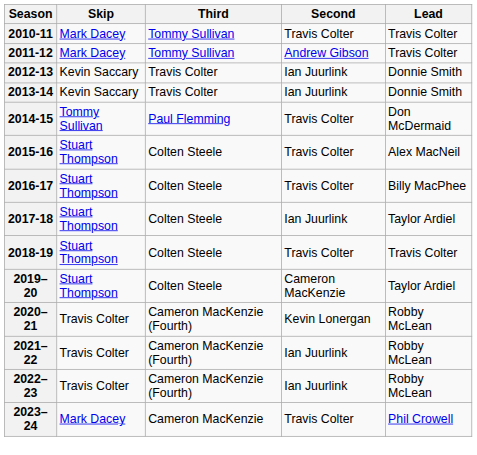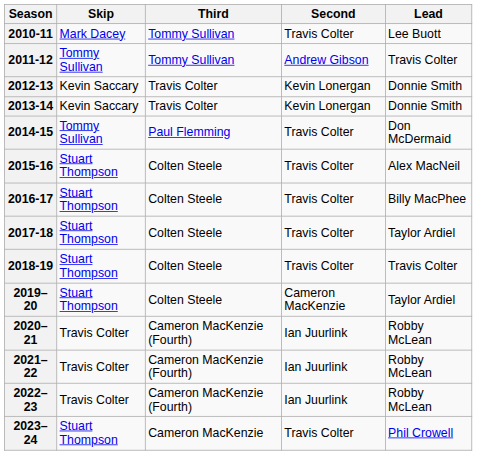(423, 33) Travis Colter -> (414, 33) Lee Buott
(92, 53) Mark Dacey -> (81, 60) Tommy Sullivan
(316, 72) Ian Juurlink -> (327, 86) Kevin Lonergan
(316, 92) Ian Juurlink -> (327, 106) Kevin Lonergan
(316, 219) Ian Juurlink -> (319, 232) Travis Colter
(327, 319) Kevin Lonergan -> (316, 333) Ian Juurlink
(92, 419) Mark Dacey -> (89, 433) Stuart Thompson
